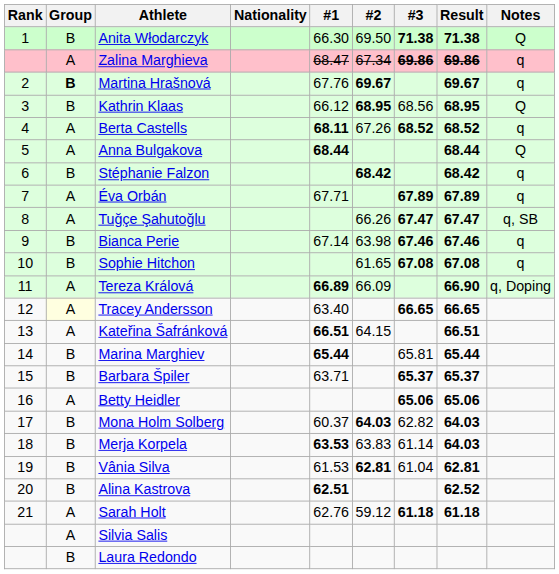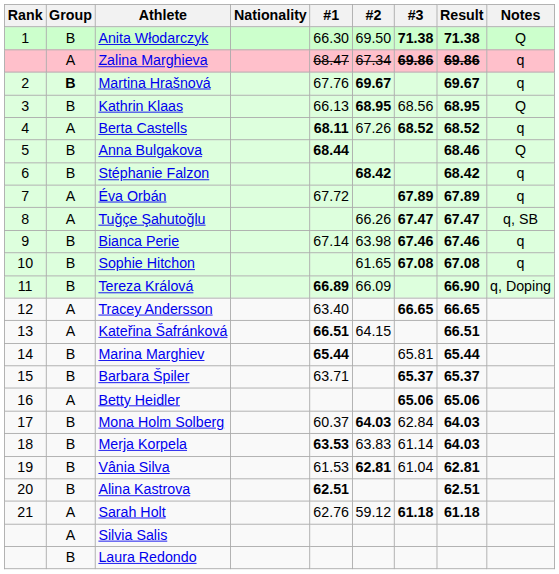(331, 106) 66.12 -> (331, 106) 66.13
(70, 151) A -> (70, 151) B
(462, 151) 68.44 -> (462, 151) 68.46
(331, 196) 67.71 -> (331, 196) 67.72
(70, 286) A -> (70, 286) B
(70, 309) lightyellow background -> (70, 309) no background
(416, 422) 62.82 -> (416, 422) 62.84
(462, 490) 62.52 -> (462, 490) 62.51
